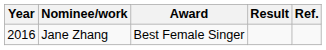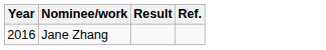- column: (189, 14)
